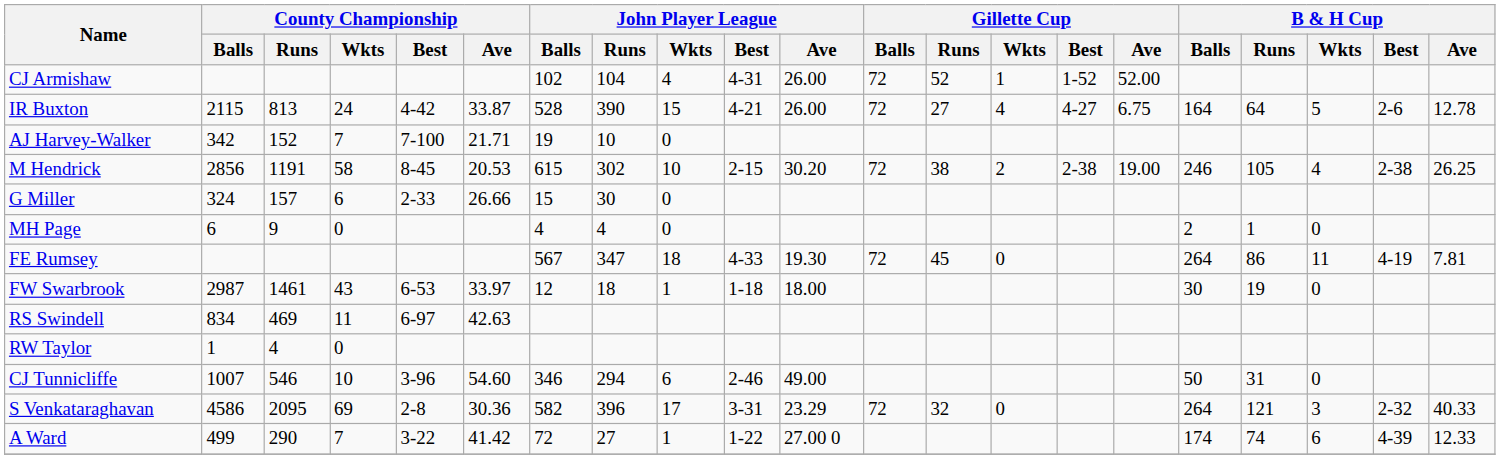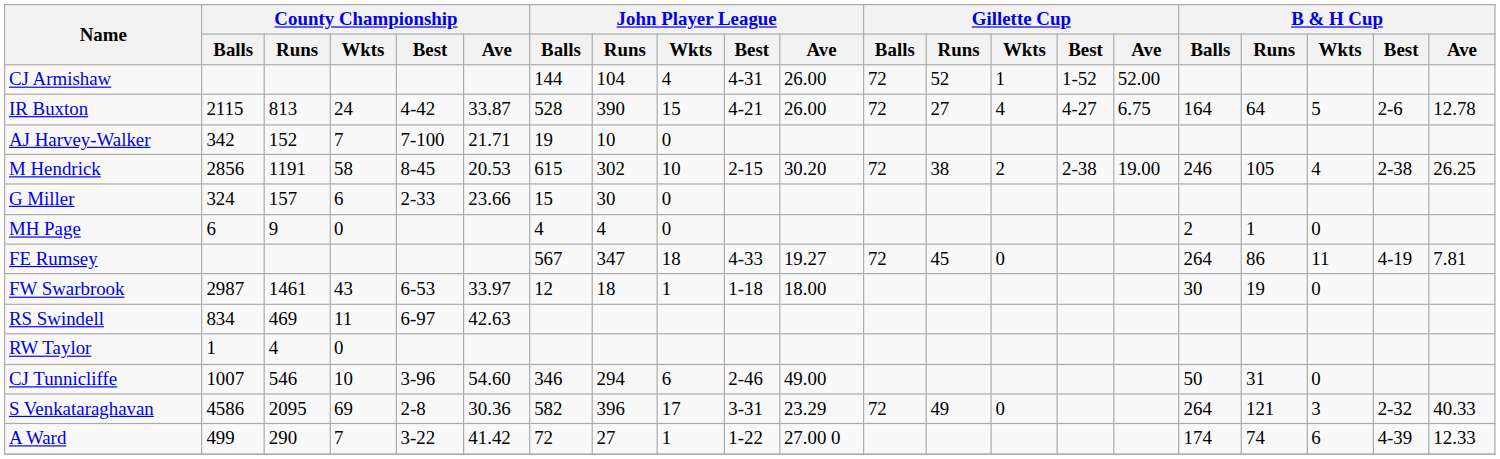(548, 79) 102 -> (548, 79) 144
(490, 199) 26.66 -> (490, 199) 23.66
(805, 259) 19.30 -> (805, 259) 19.27
(940, 408) 32 -> (940, 408) 49
